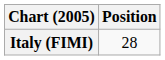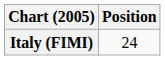(129, 42) 28 -> (129, 42) 24
